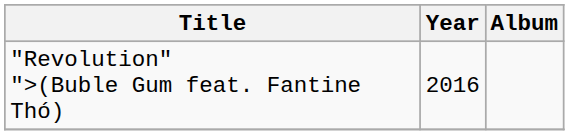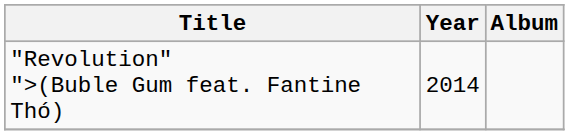(453, 86) 2016 -> (453, 86) 2014
